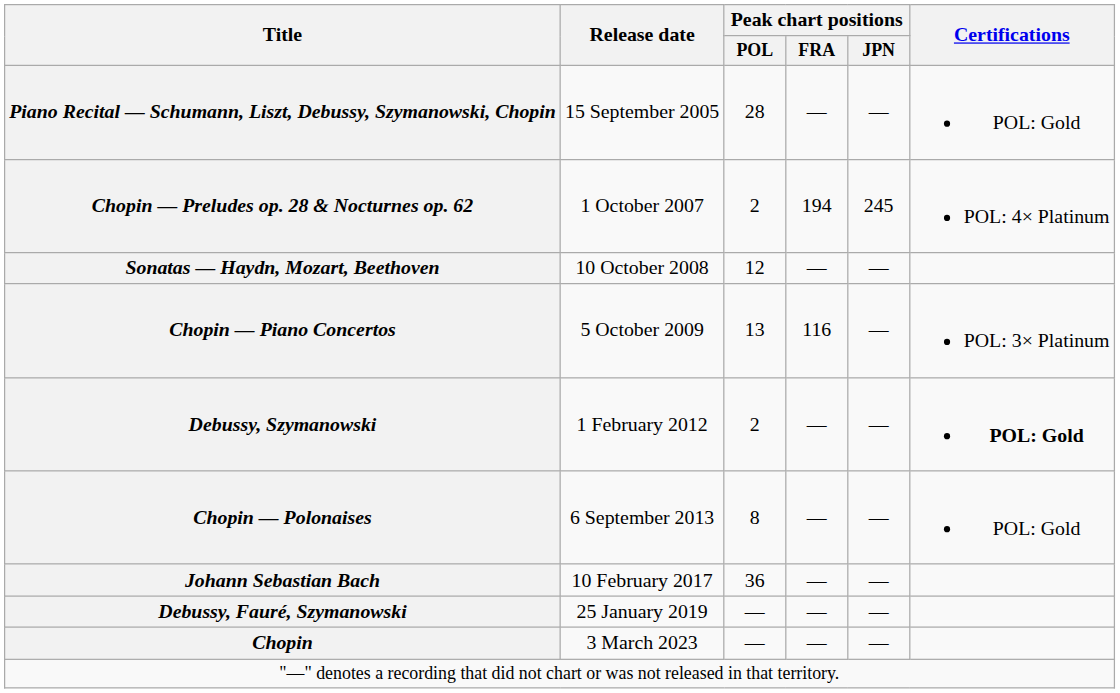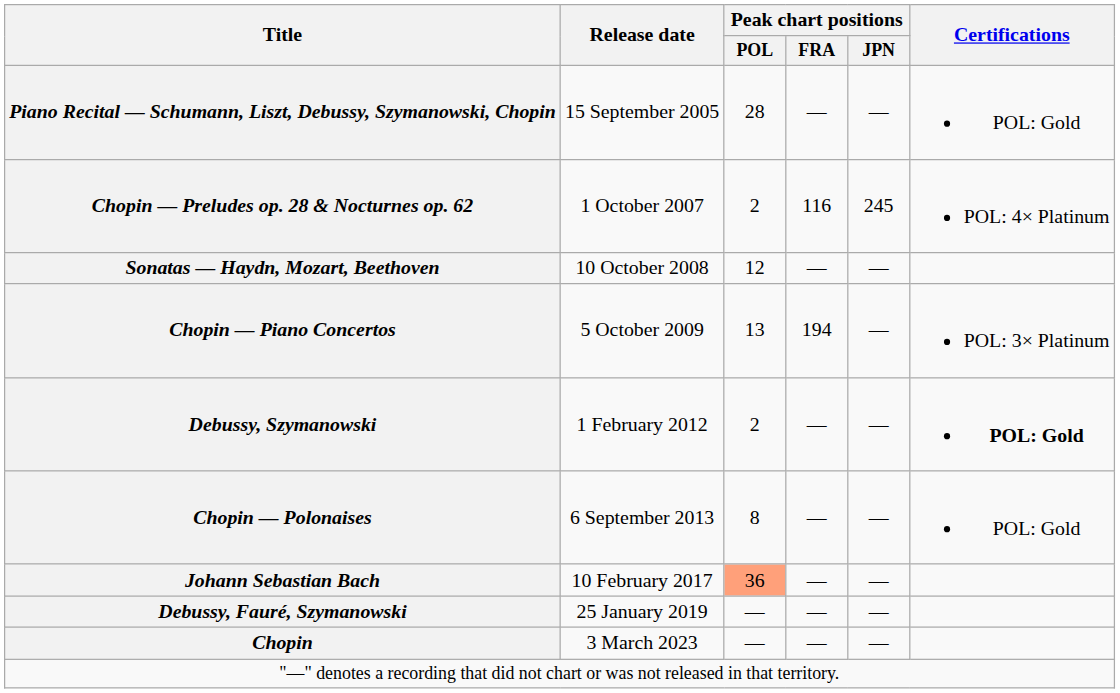(817, 205) 194 -> (817, 205) 116
(817, 330) 116 -> (817, 330) 194
(755, 579) no background -> (755, 579) lightsalmon background
